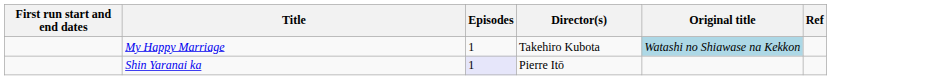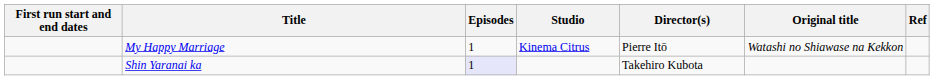+ column: (568, 20)
(559, 46) Takehiro Kubota -> (645, 46) Pierre Itō
(722, 46) lightblue background -> (825, 46) no background
(542, 65) Pierre Itō -> (663, 65) Takehiro Kubota
